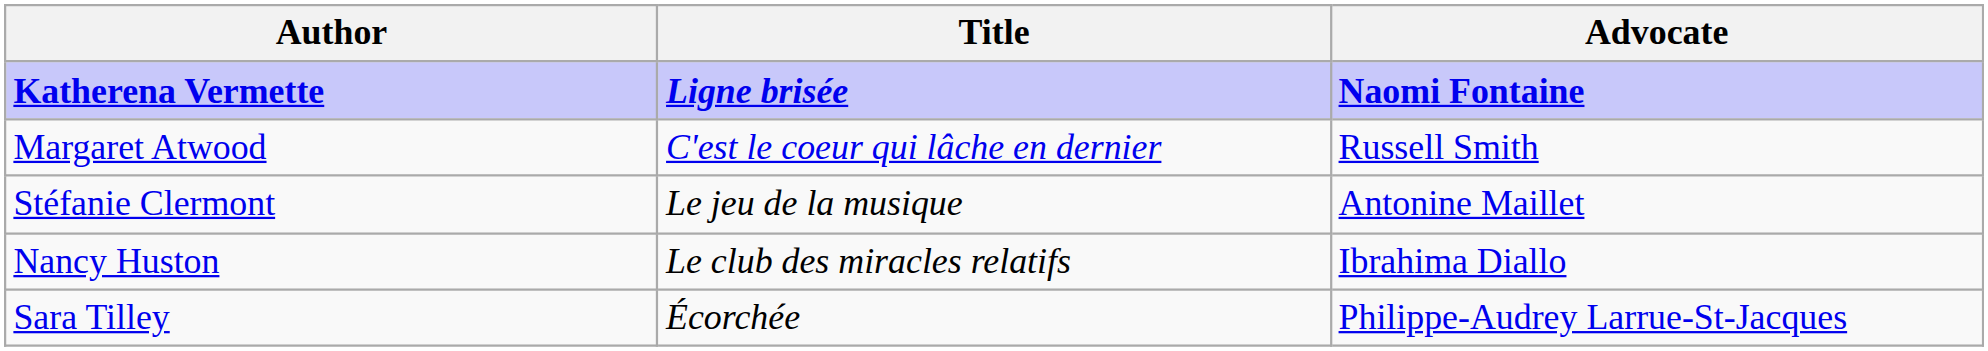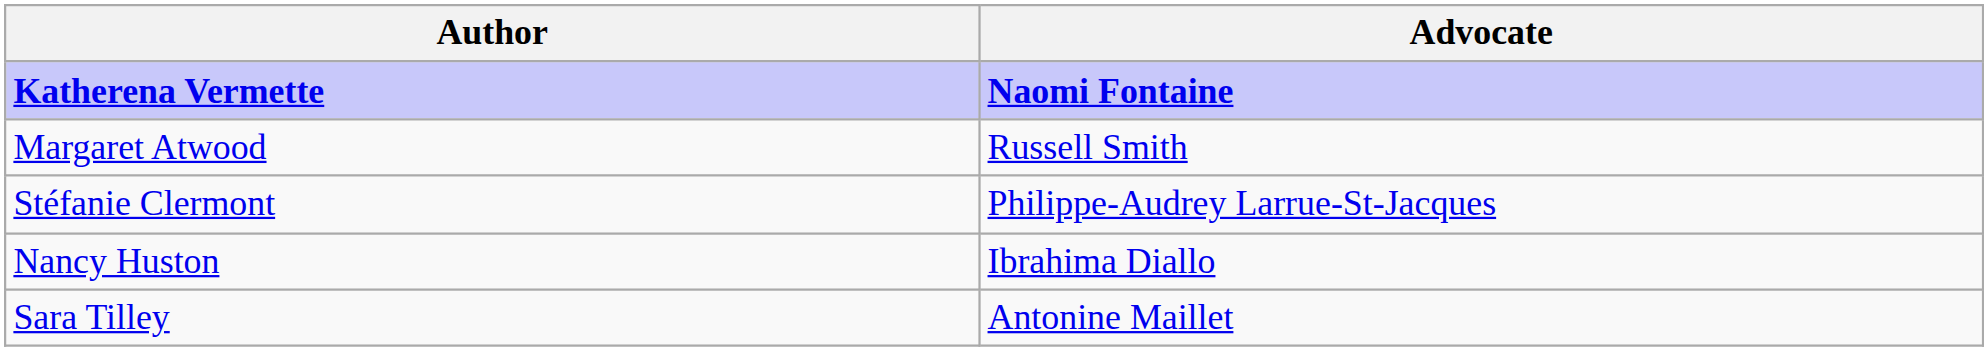- column: (994, 32)
(1461, 203) Antonine Maillet -> (1242, 203) Philippe-Audrey Larrue-St-Jacques
(1593, 317) Philippe-Audrey Larrue-St-Jacques -> (1110, 317) Antonine Maillet
